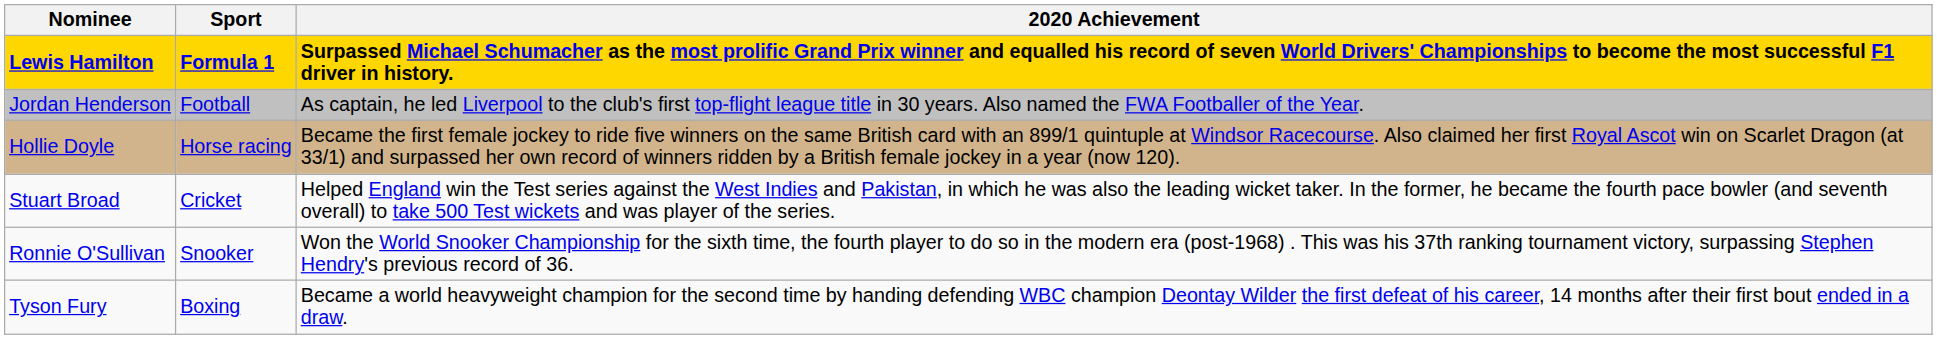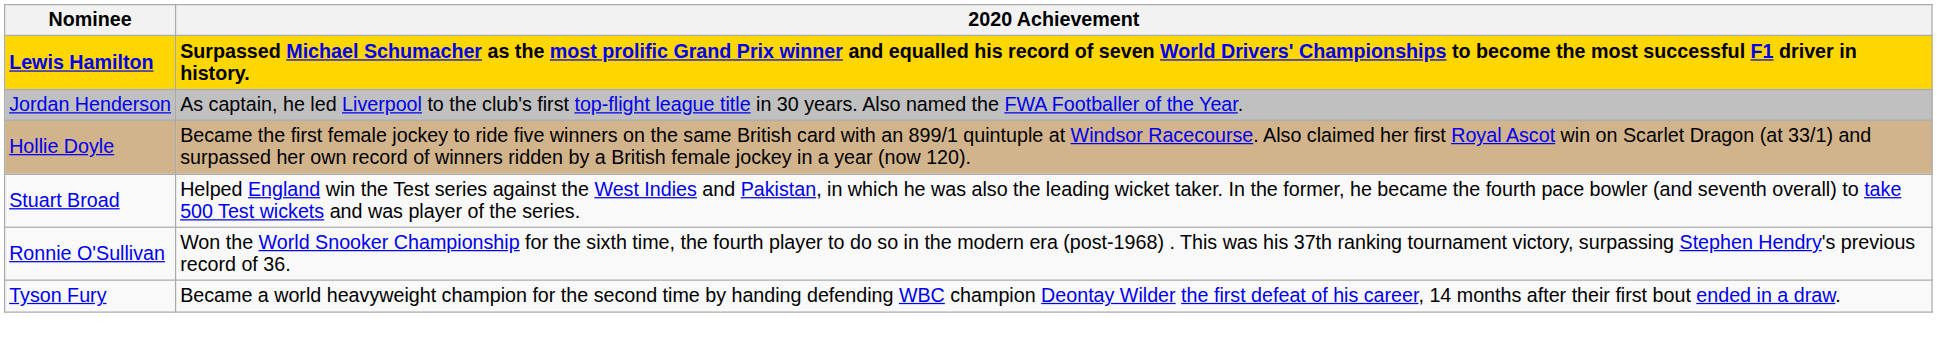- column: (236, 20)
